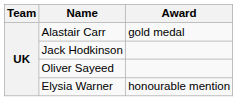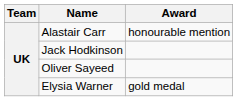(156, 31) gold medal -> (179, 31) honourable mention
(179, 86) honourable mention -> (156, 86) gold medal
